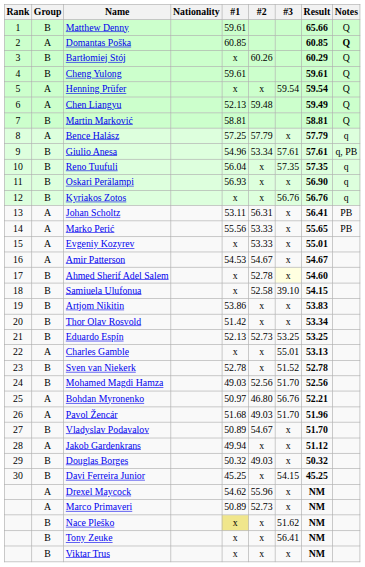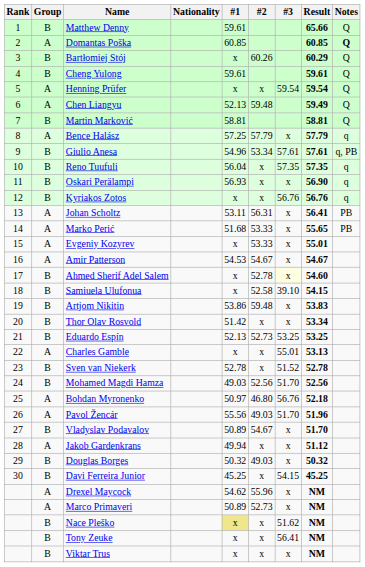(235, 228) 55.56 -> (235, 228) 51.68
(262, 306) x -> (262, 306) 59.48
(317, 399) 52.21 -> (317, 399) 52.18
(235, 414) 51.68 -> (235, 414) 55.56
